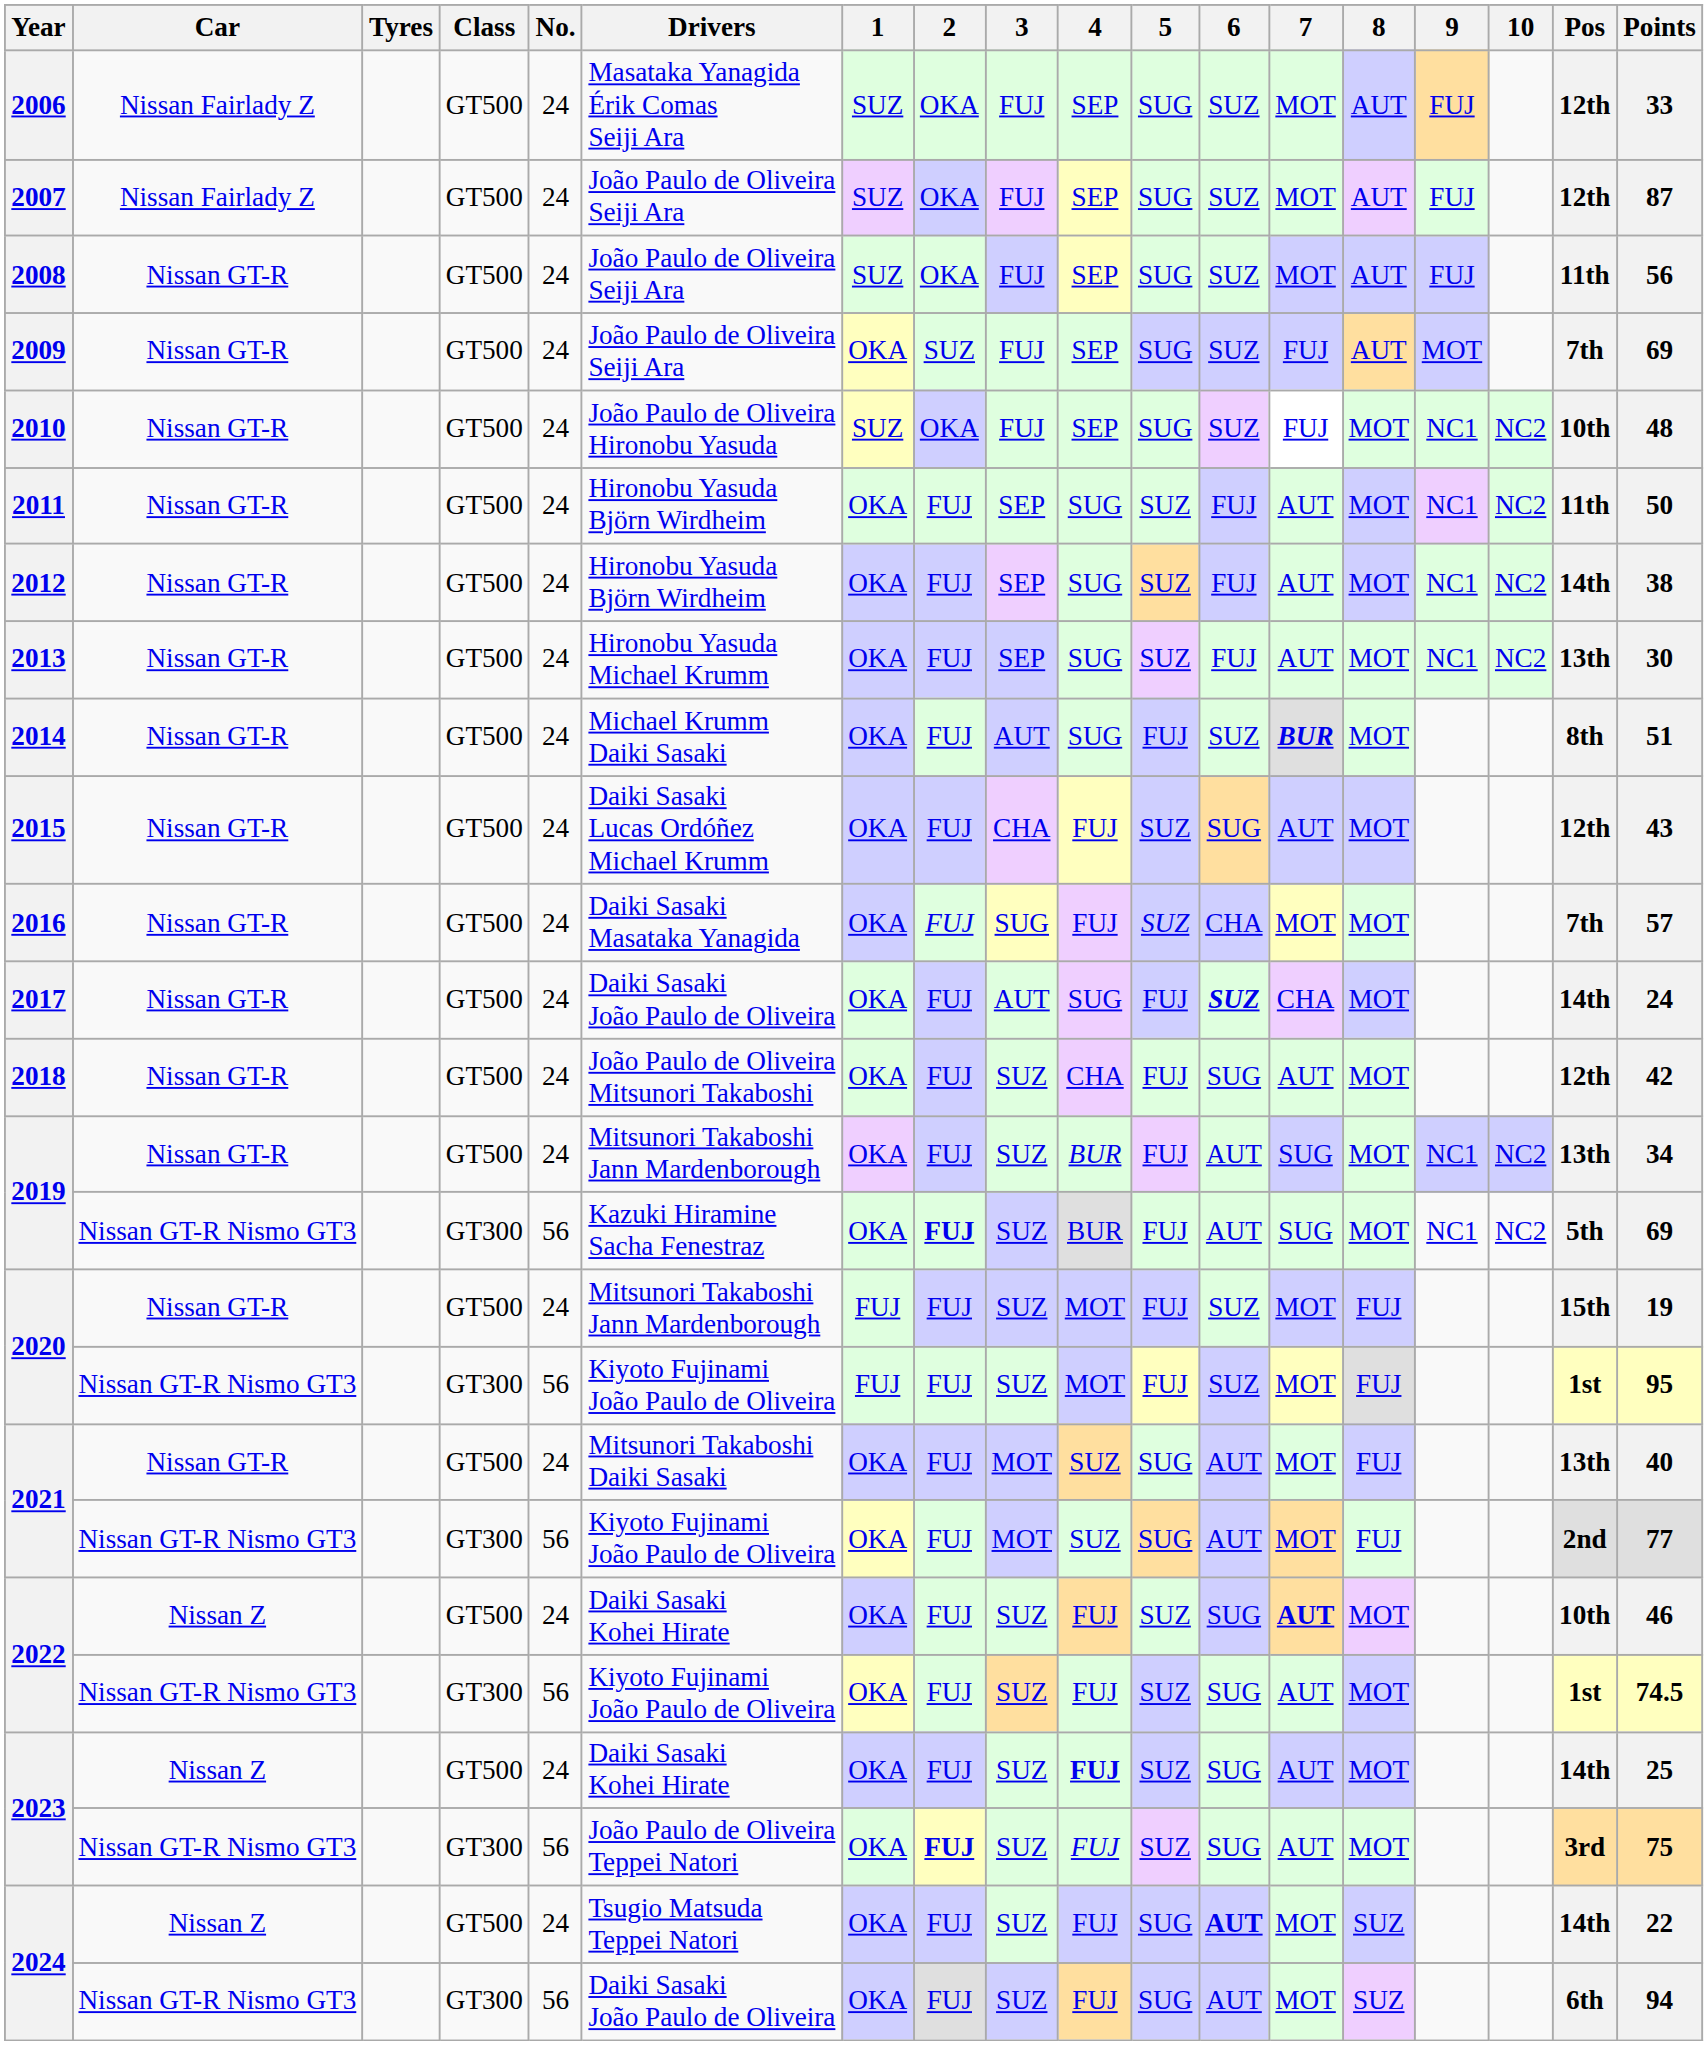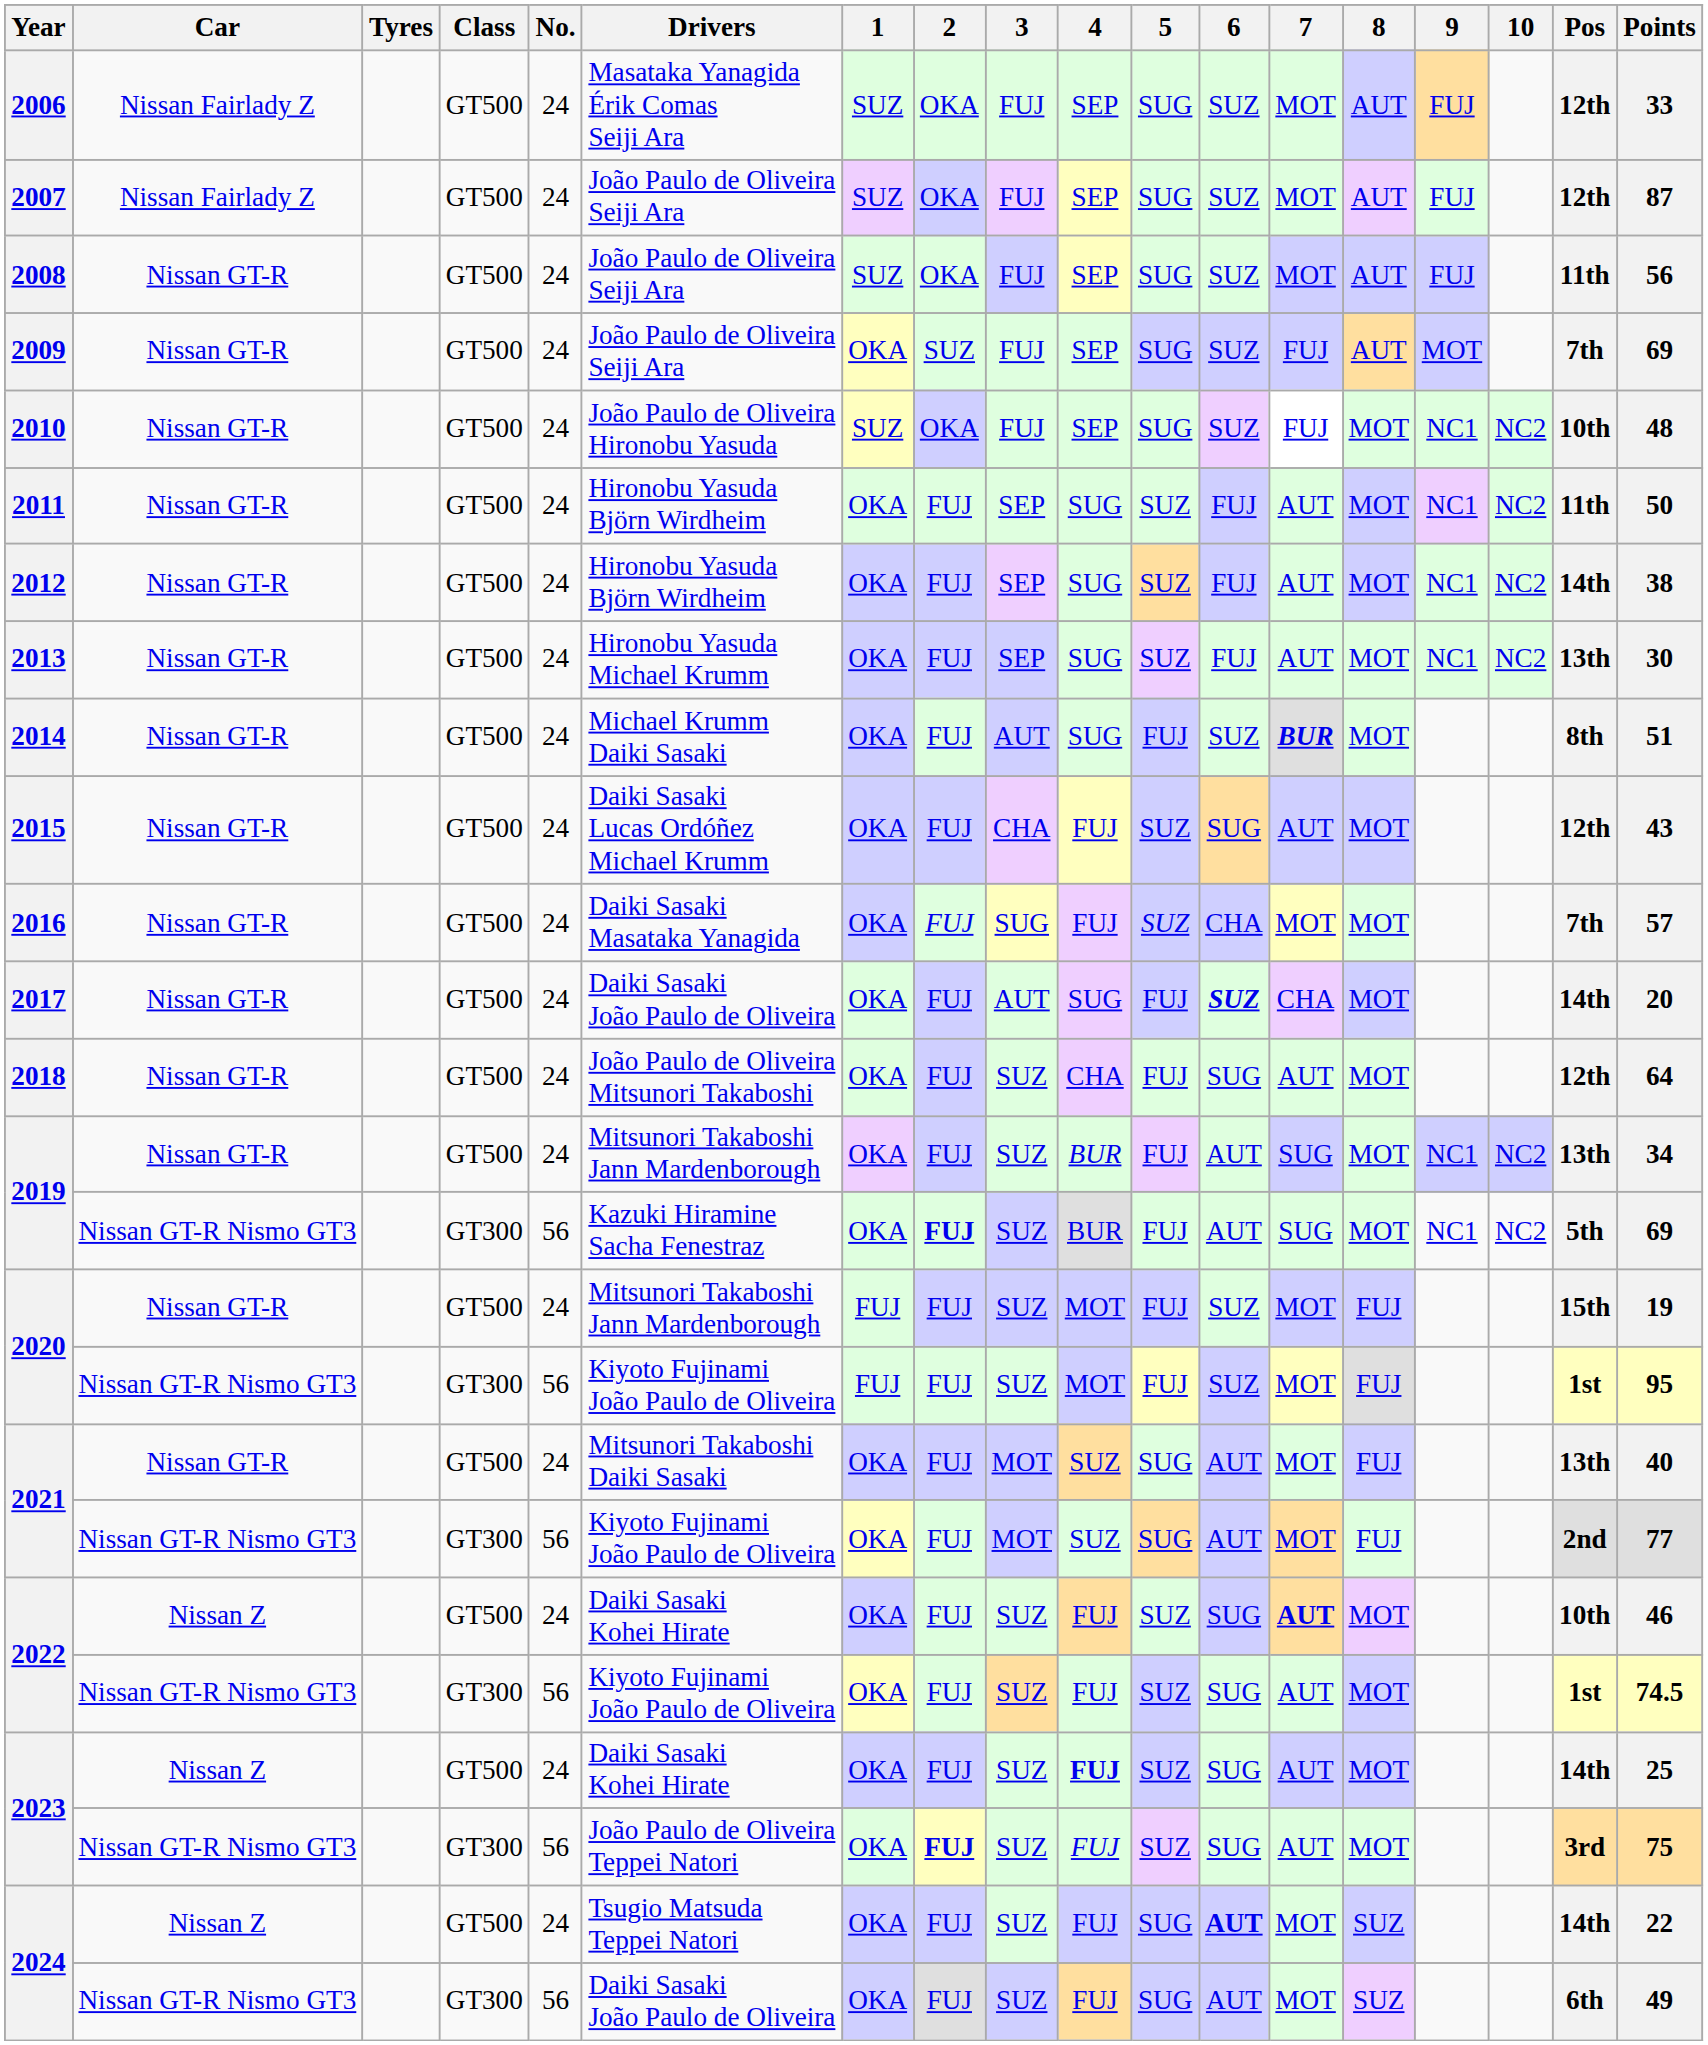(1660, 999) 24 -> (1660, 999) 20
(1660, 1076) 42 -> (1660, 1076) 64
(1660, 2000) 94 -> (1660, 2000) 49
